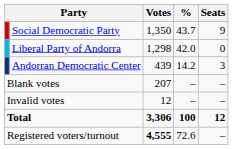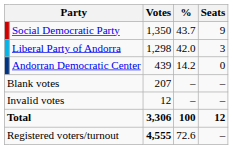(222, 48) 0 -> (222, 48) 3
(222, 65) 3 -> (222, 65) 0
